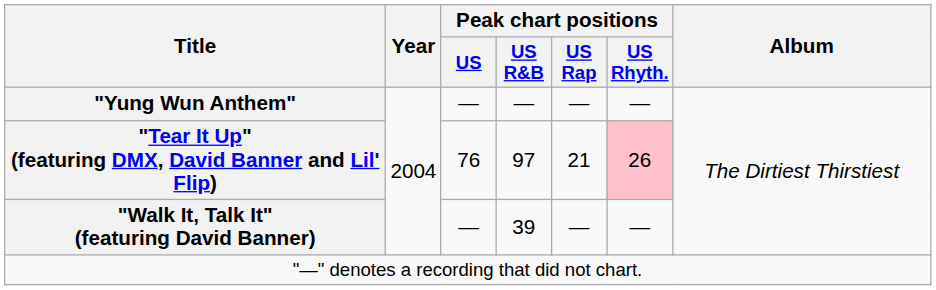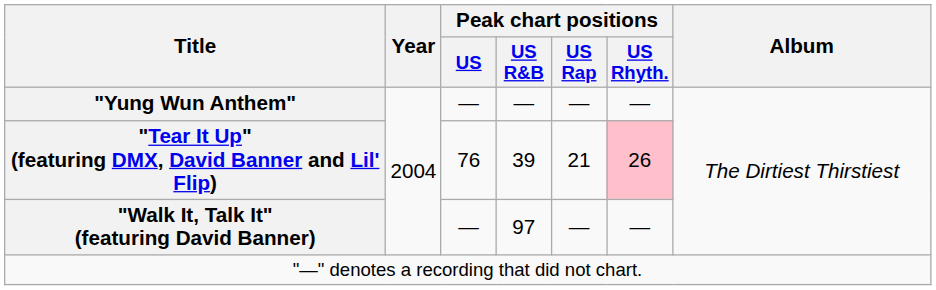(524, 159) 97 -> (524, 159) 39
(524, 227) 39 -> (524, 227) 97
